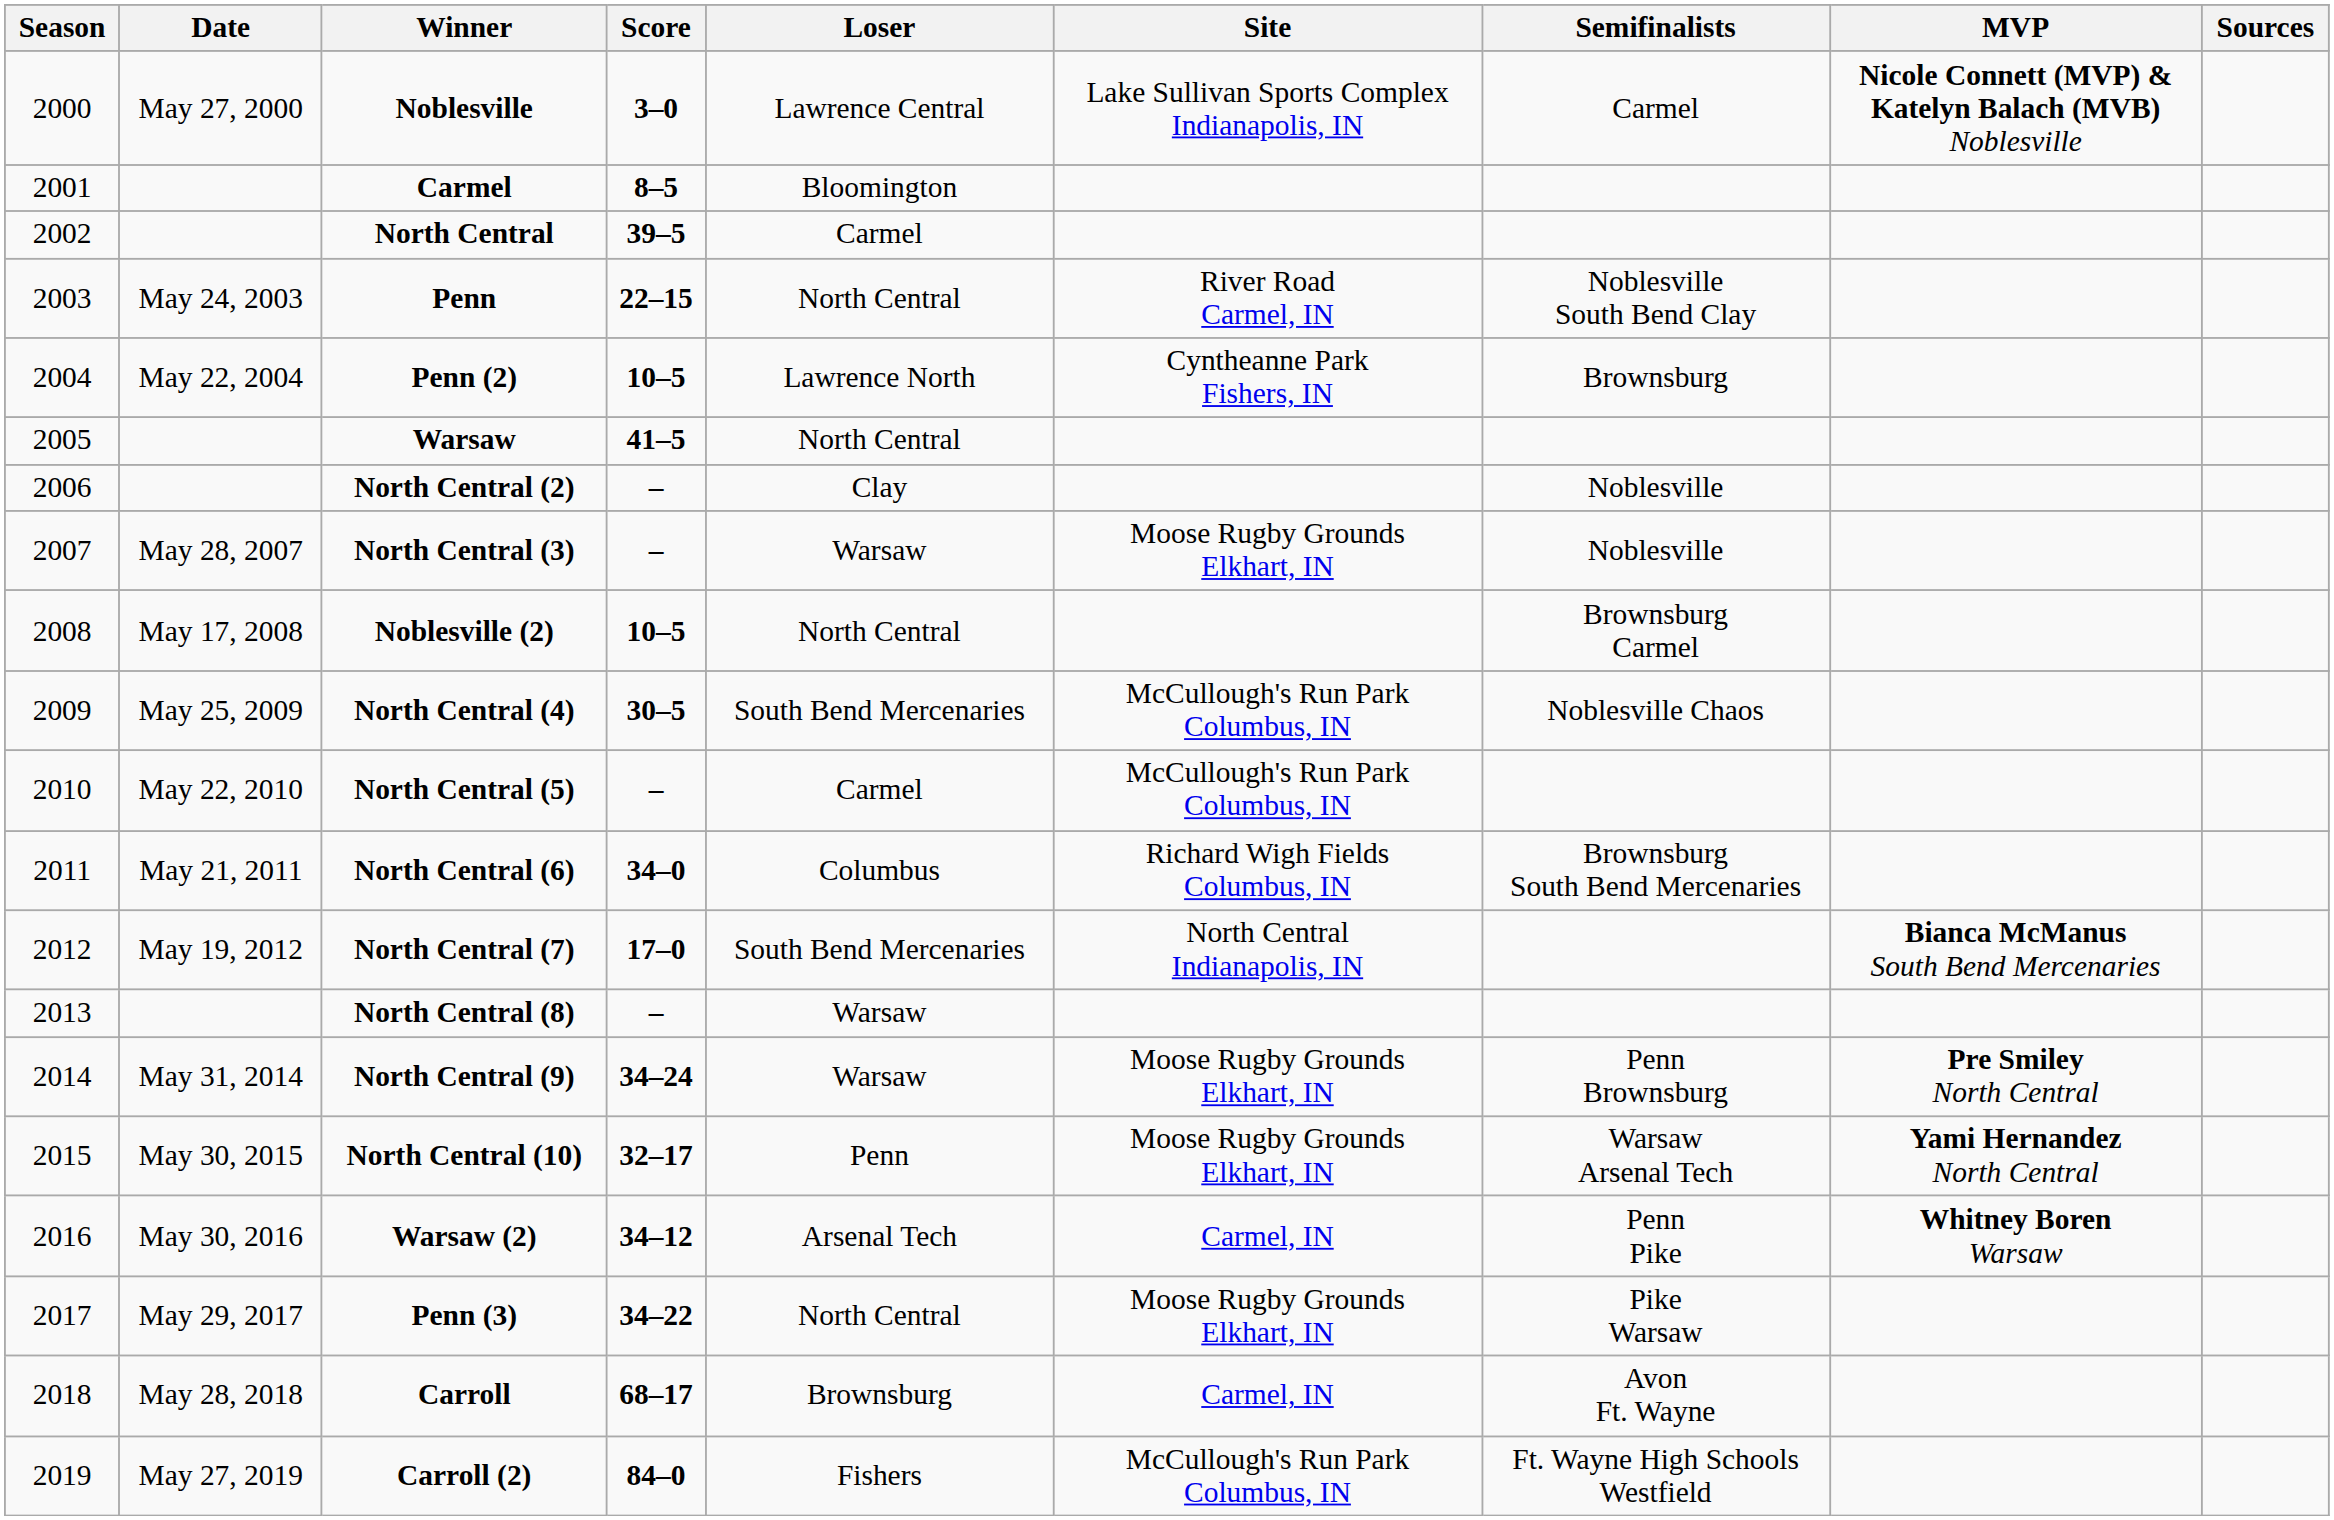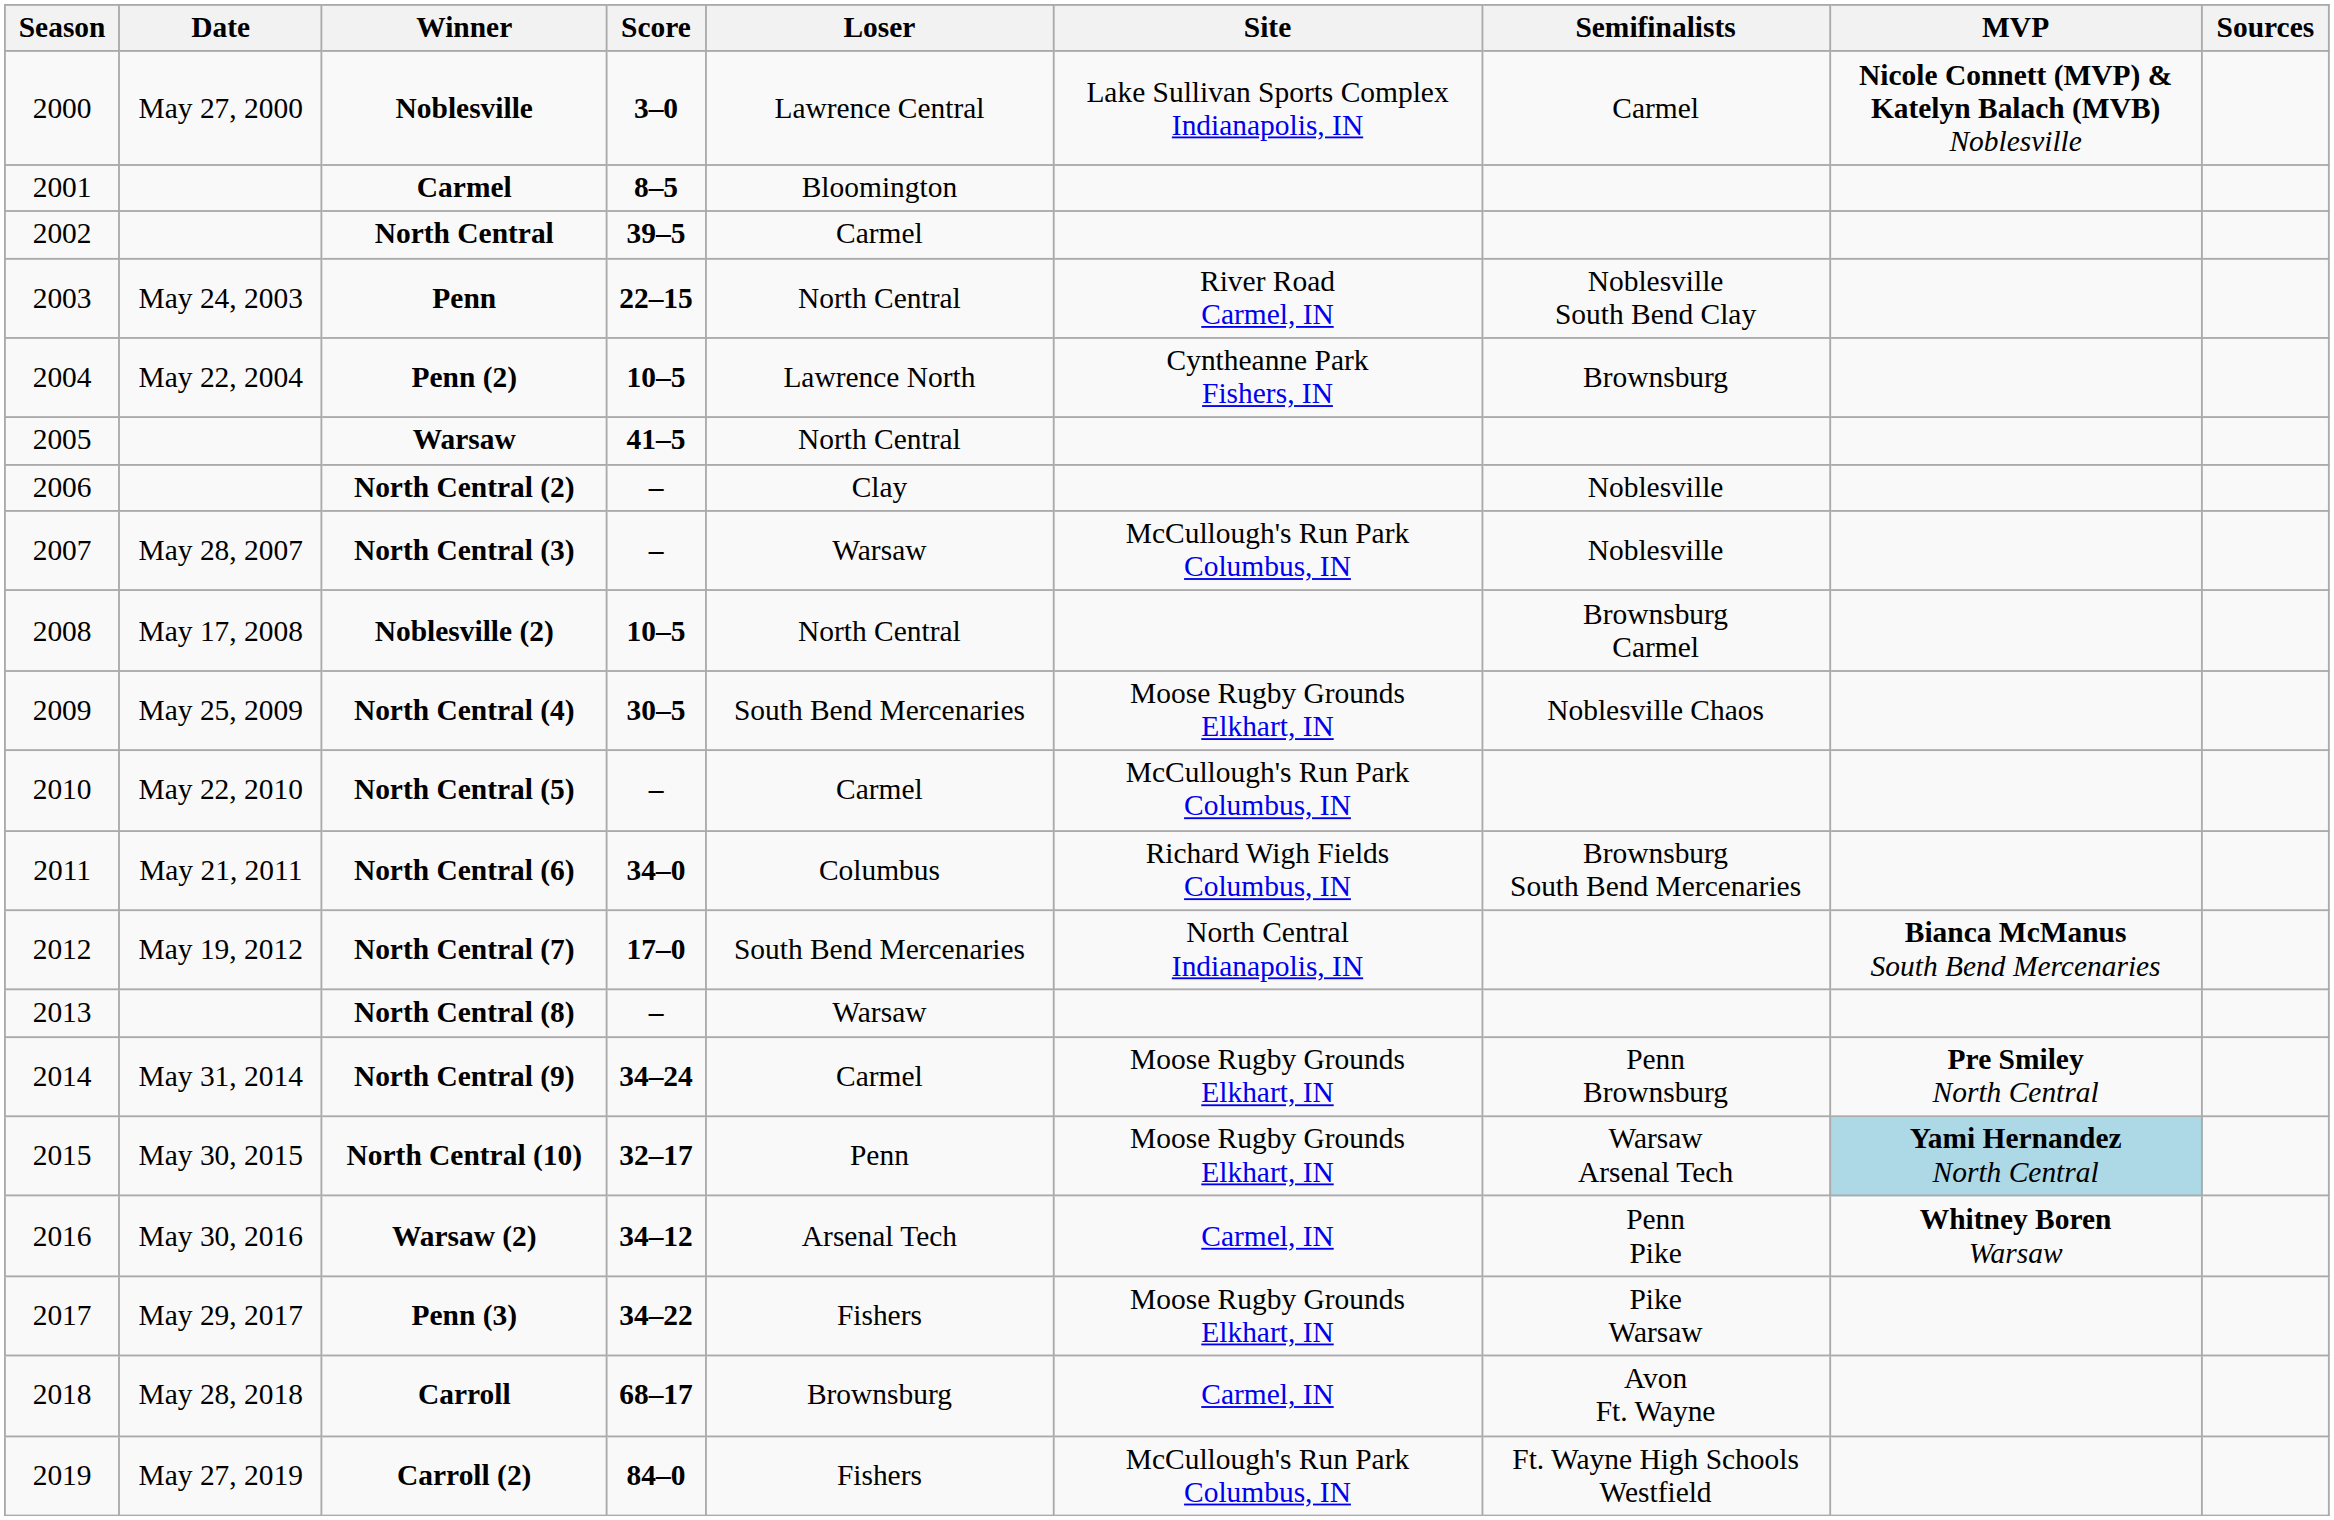(1268, 550) Moose Rugby Grounds Elkhart, IN -> (1268, 550) McCullough's Run Park Columbus, IN
(1268, 710) McCullough's Run Park Columbus, IN -> (1268, 710) Moose Rugby Grounds Elkhart, IN
(879, 1075) Warsaw -> (879, 1075) Carmel
(2016, 1155) no background -> (2016, 1155) lightblue background
(879, 1315) North Central -> (879, 1315) Fishers
